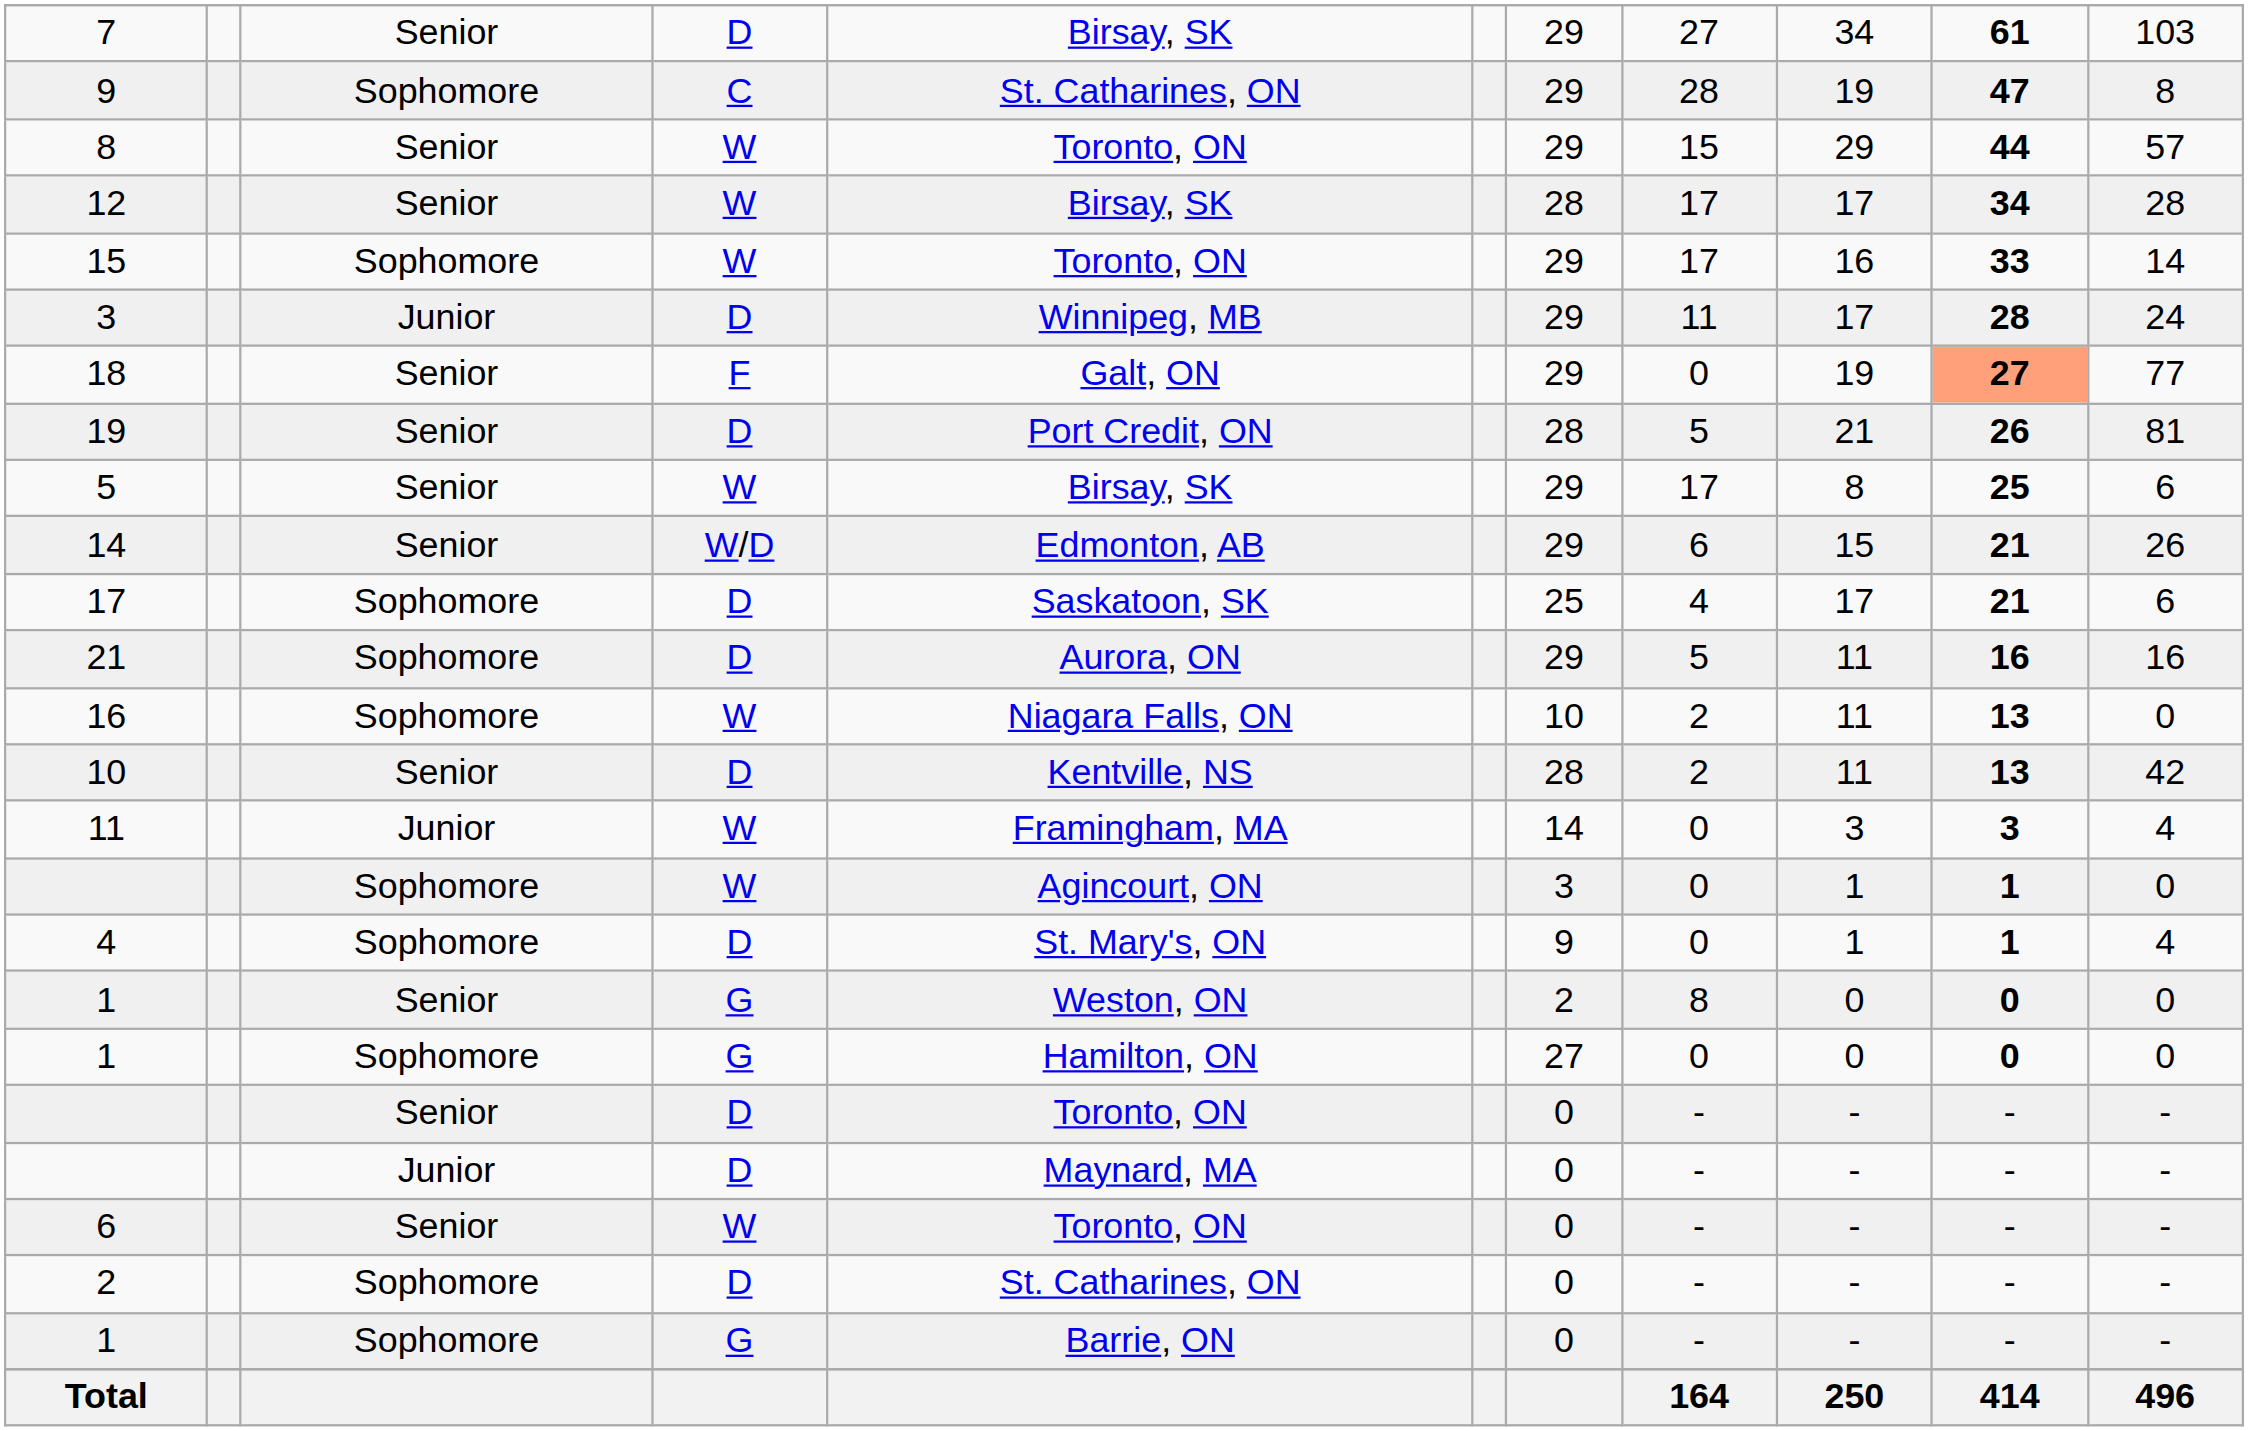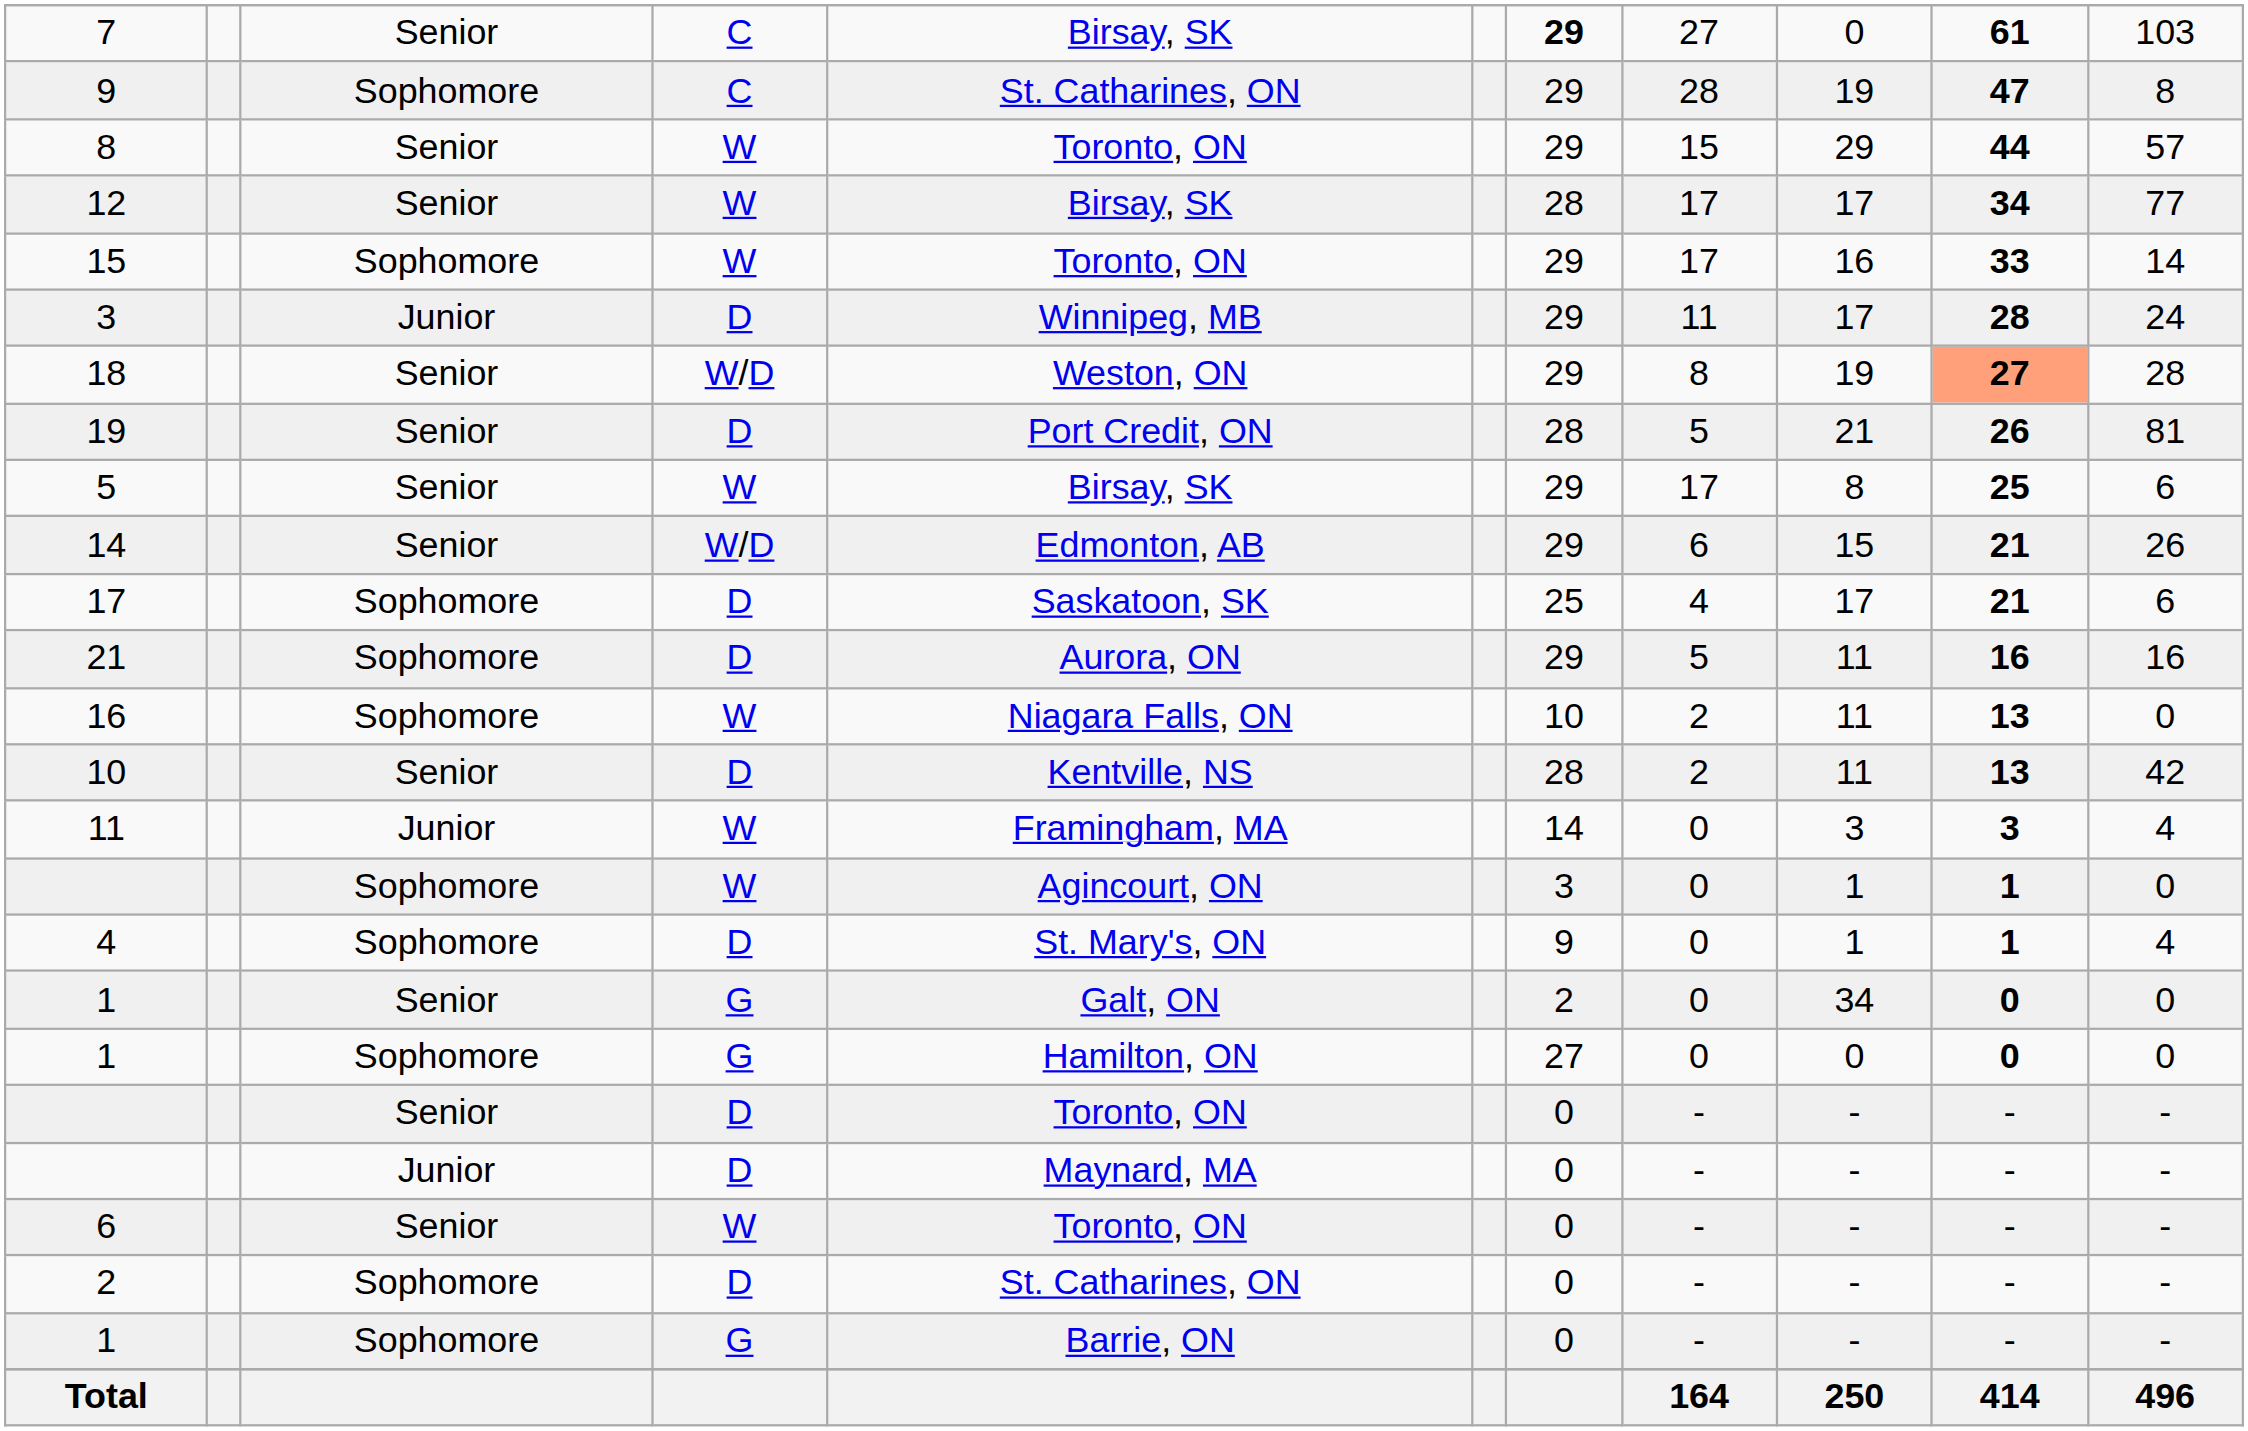(740, 32) D -> (740, 32) C
(1564, 32) normal -> (1564, 32) bold
(1854, 32) 34 -> (1854, 32) 0
(2165, 203) 28 -> (2165, 203) 77
(740, 373) F -> (740, 373) W/D
(1150, 373) Galt, ON -> (1150, 373) Weston, ON
(1699, 373) 0 -> (1699, 373) 8
(2165, 373) 77 -> (2165, 373) 28
(1150, 999) Weston, ON -> (1150, 999) Galt, ON
(1699, 999) 8 -> (1699, 999) 0
(1854, 999) 0 -> (1854, 999) 34
